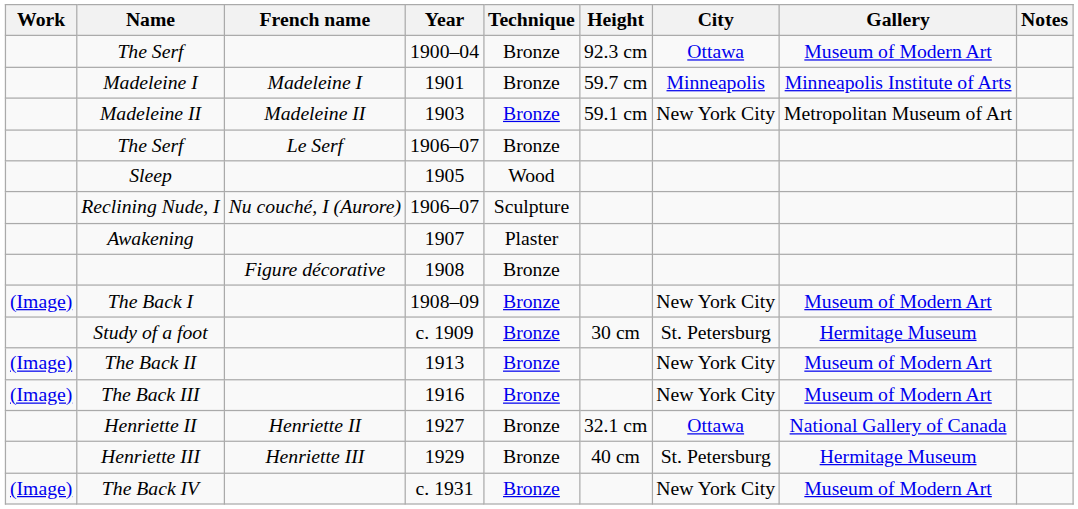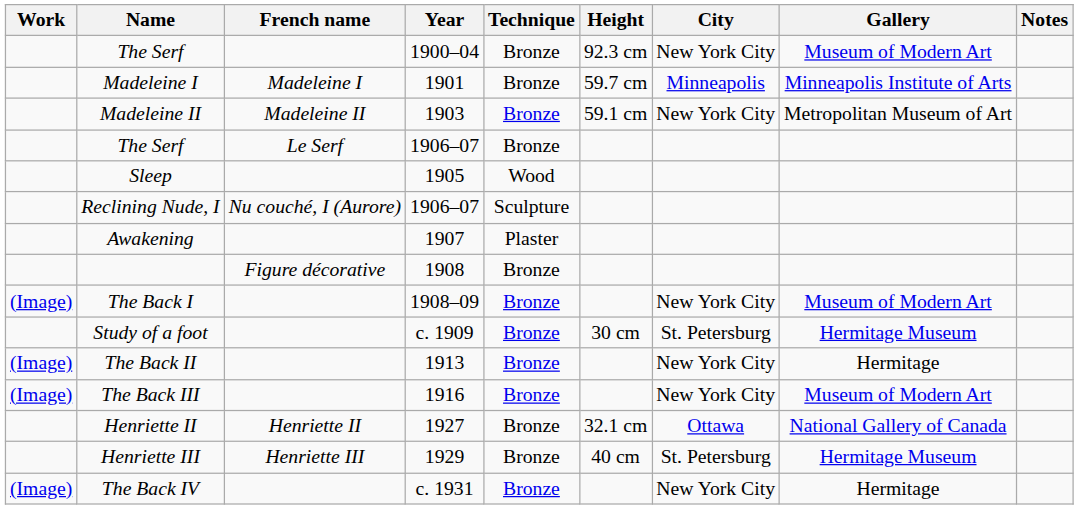(716, 51) Ottawa -> (716, 51) New York City
(898, 363) Museum of Modern Art -> (898, 363) Hermitage
(898, 488) Museum of Modern Art -> (898, 488) Hermitage
